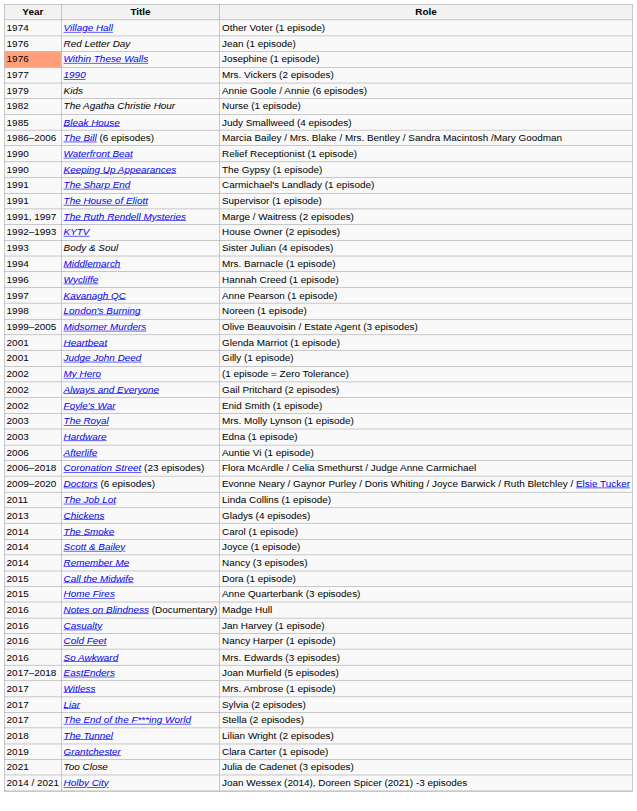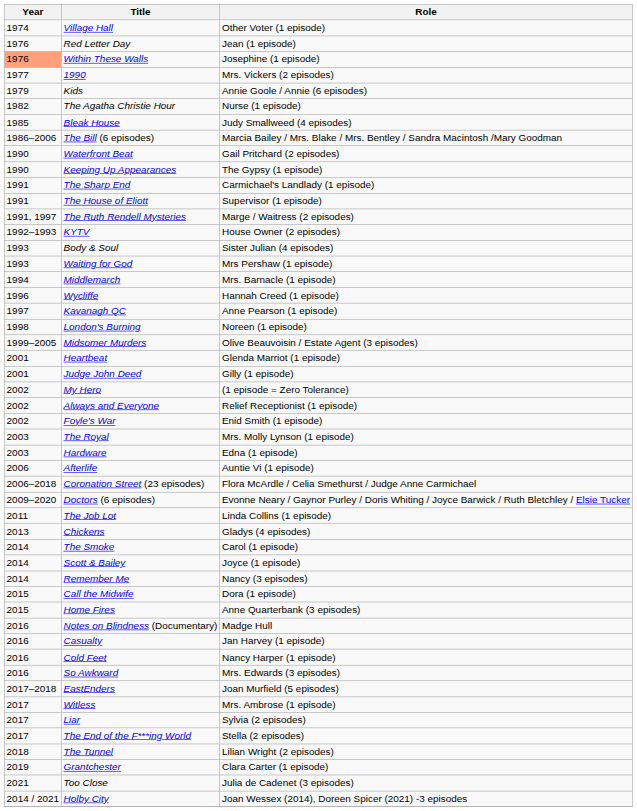(290, 153) Relief Receptionist (1 episode) -> (281, 153) Gail Pritchard (2 episodes)
+ row: (98, 264)
(281, 389) Gail Pritchard (2 episodes) -> (290, 405) Relief Receptionist (1 episode)
